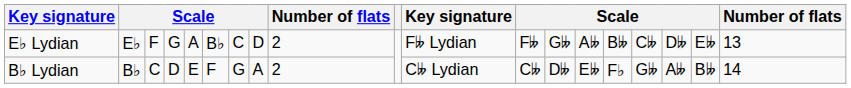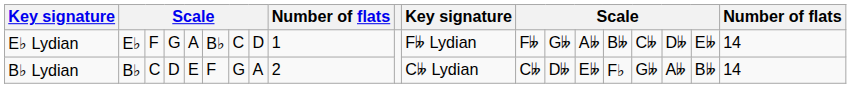(276, 43) 2 -> (276, 43) 1
(732, 43) 13 -> (732, 43) 14
